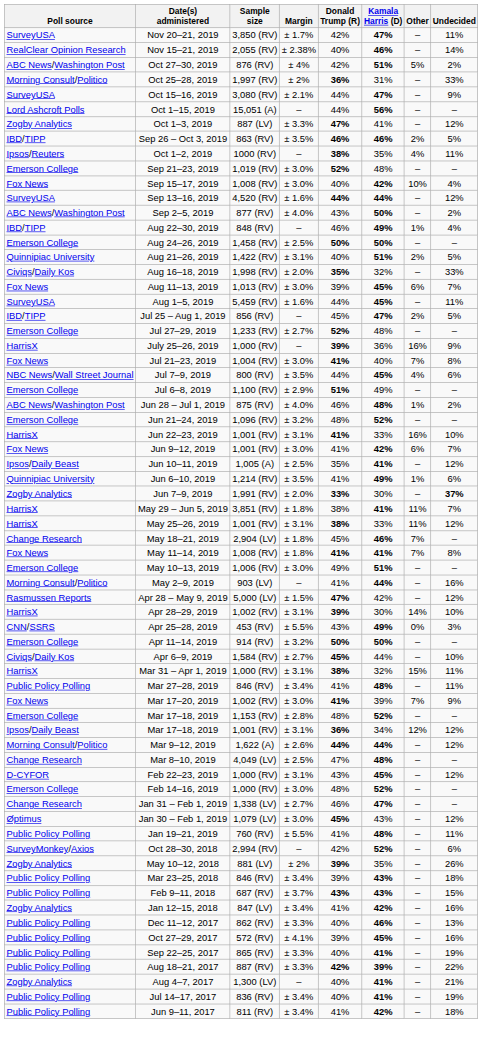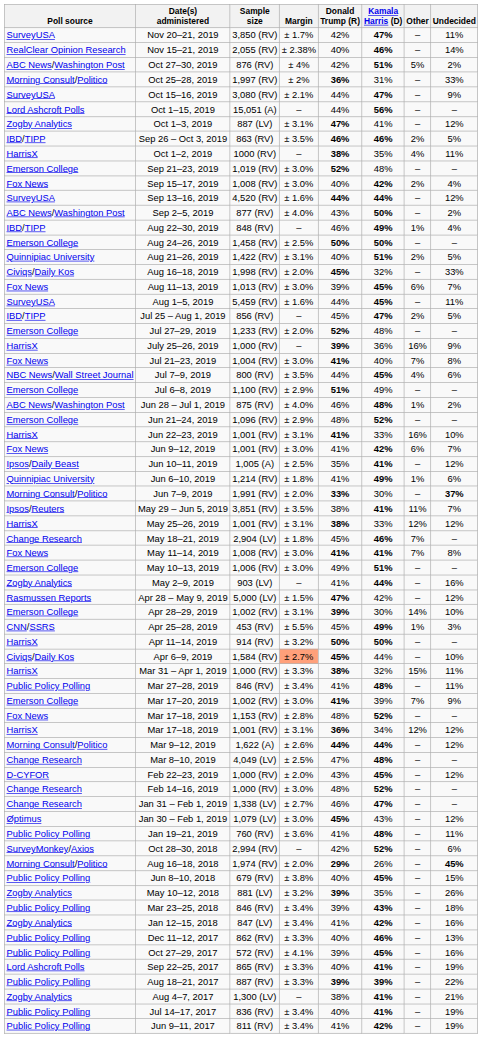(299, 124) ± 3.3% -> (299, 124) ± 3.1%
(35, 154) Ipsos/Reuters -> (22, 154) HarrisX
(418, 183) 10% -> (418, 183) 2%
(340, 272) 35% -> (340, 272) 45%
(299, 331) ± 2.7% -> (299, 331) ± 2.0%
(299, 420) ± 3.2% -> (299, 420) ± 2.9%
(299, 479) ± 3.5% -> (299, 479) ± 1.8%
(39, 494) Zogby Analytics -> (57, 494) Morning Consult/Politico
(22, 509) HarrisX -> (35, 509) Ipsos/Reuters
(299, 509) ± 1.8% -> (299, 509) ± 3.5%
(418, 524) 11% -> (418, 524) 12%
(299, 553) ± 1.8% -> (299, 553) ± 3.0%
(57, 583) Morning Consult/Politico -> (39, 583) Zogby Analytics
(22, 612) HarrisX -> (42, 612) Emerson College
(340, 627) 43% -> (340, 627) 45%
(418, 627) 0% -> (418, 627) 1%
(42, 642) Emerson College -> (22, 642) HarrisX
(299, 657) no background -> (299, 657) lightsalmon background
(299, 671) ± 3.1% -> (299, 671) ± 3.3%
(27, 701) Fox News -> (42, 701) Emerson College
(42, 716) Emerson College -> (27, 716) Fox News
(43, 731) Ipsos/Daily Beast -> (22, 731) HarrisX
(299, 775) ± 3.1% -> (299, 775) ± 2.0%
(42, 790) Emerson College -> (44, 790) Change Research
(299, 834) ± 5.5% -> (299, 834) ± 3.6%
+ row: (183, 864)
+ row: (183, 878)
(299, 864) ± 2% -> (299, 893) ± 3.2%
- row: (183, 893)
(48, 952) Public Policy Polling -> (46, 967) Lord Ashcroft Polls
(340, 967) 42% -> (340, 982) 39%
(340, 982) 40% -> (340, 997) 38%
(454, 1012) 18% -> (454, 1026) 19%
